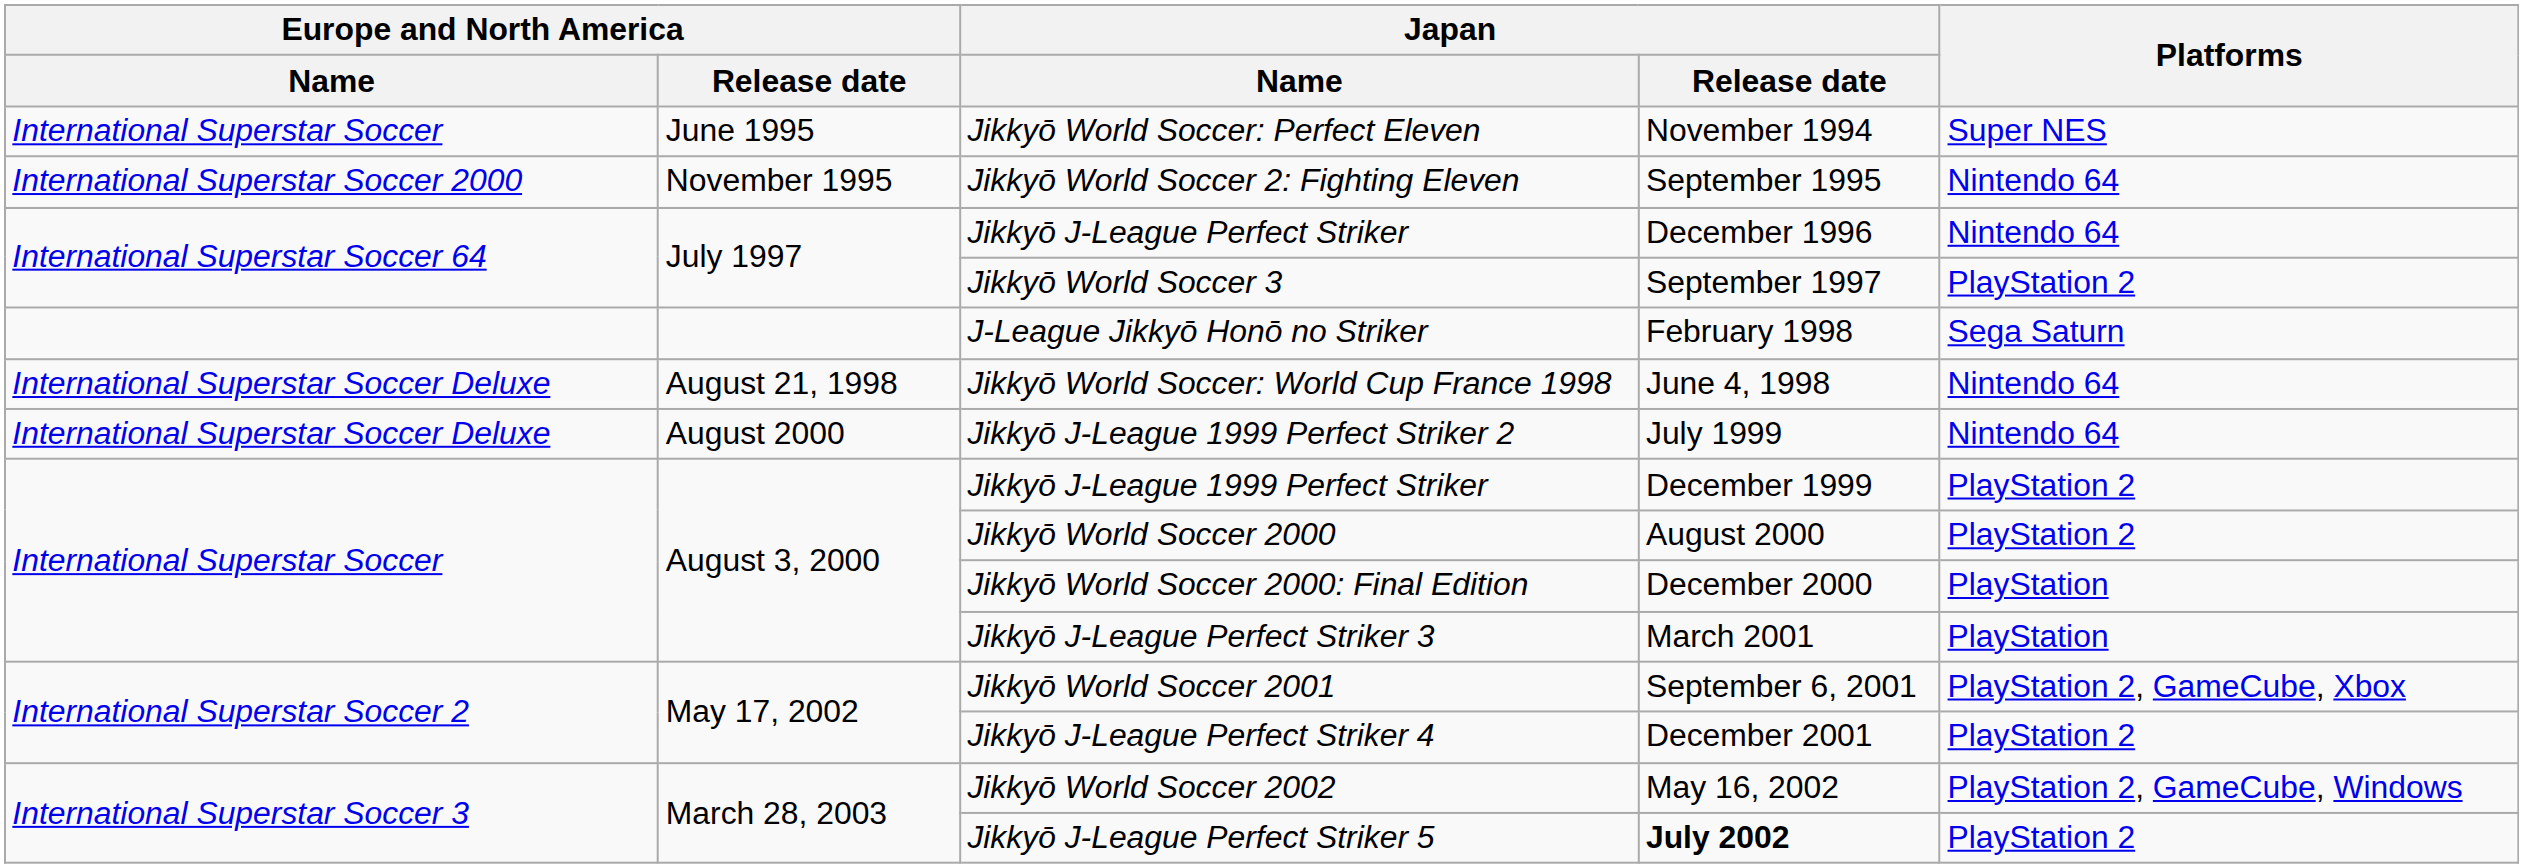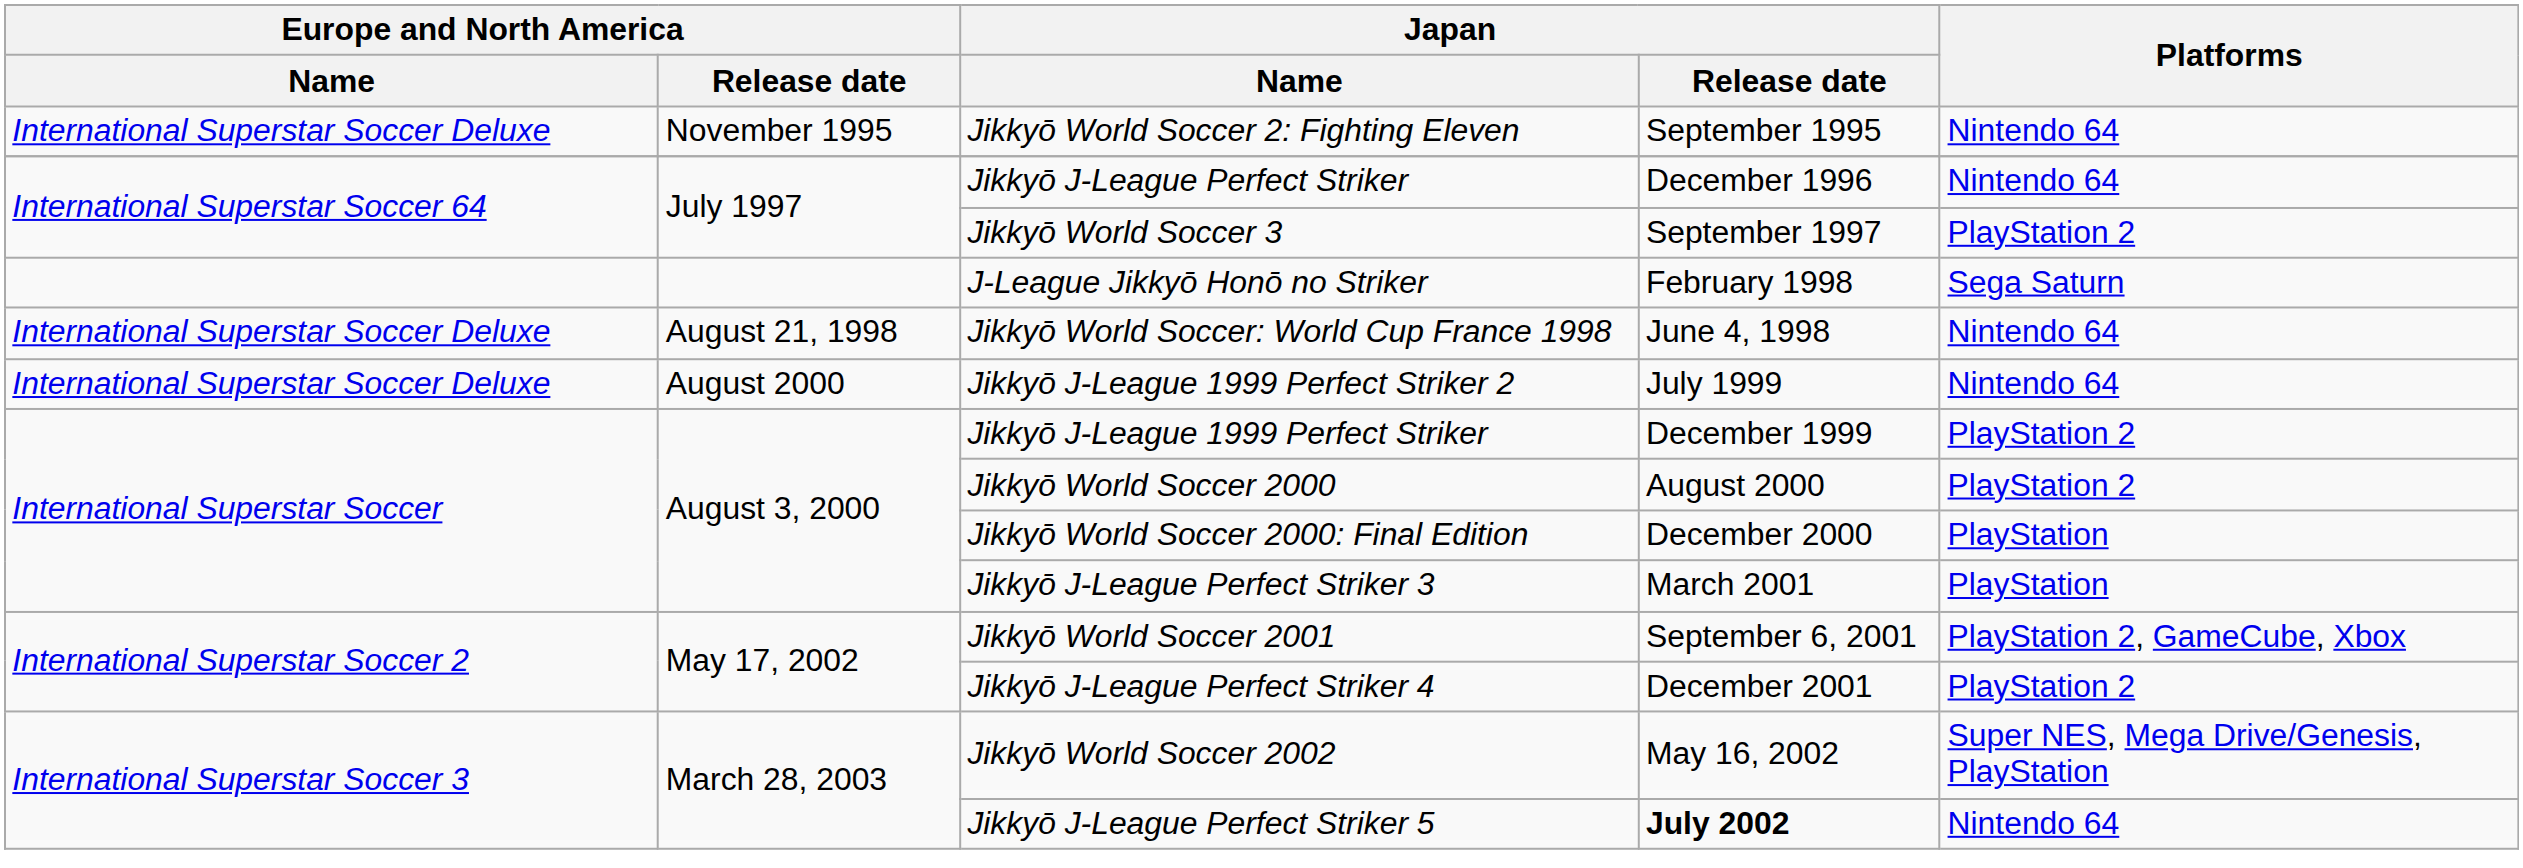- row: (1224, 130)
(267, 181) International Superstar Soccer 2000 -> (281, 130) International Superstar Soccer Deluxe
(2205, 787) PlayStation 2, GameCube, Windows -> (2185, 754) Super NES, Mega Drive/Genesis, PlayStation
(2041, 837) PlayStation 2 -> (2033, 823) Nintendo 64
